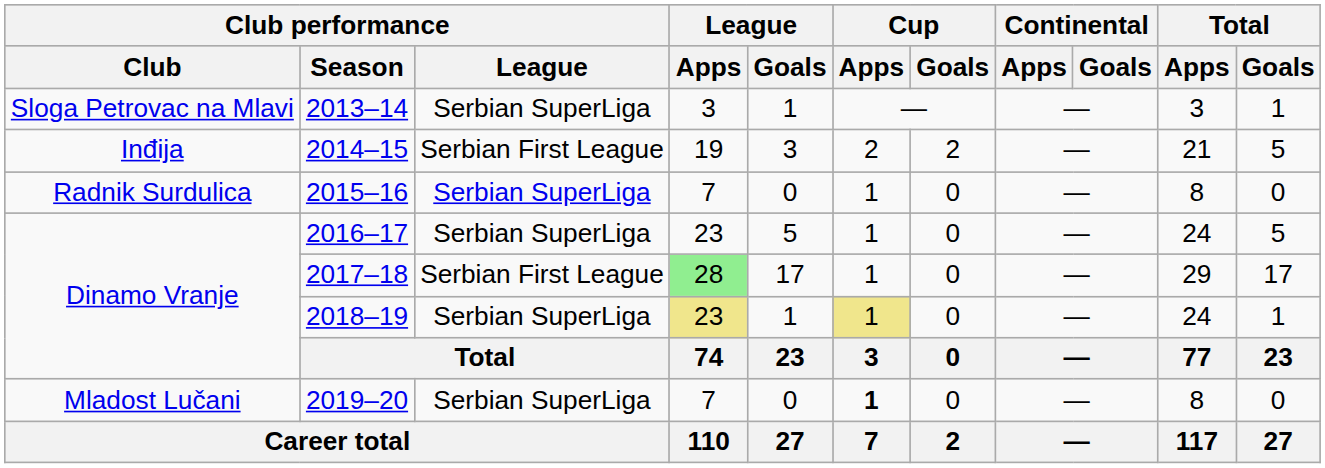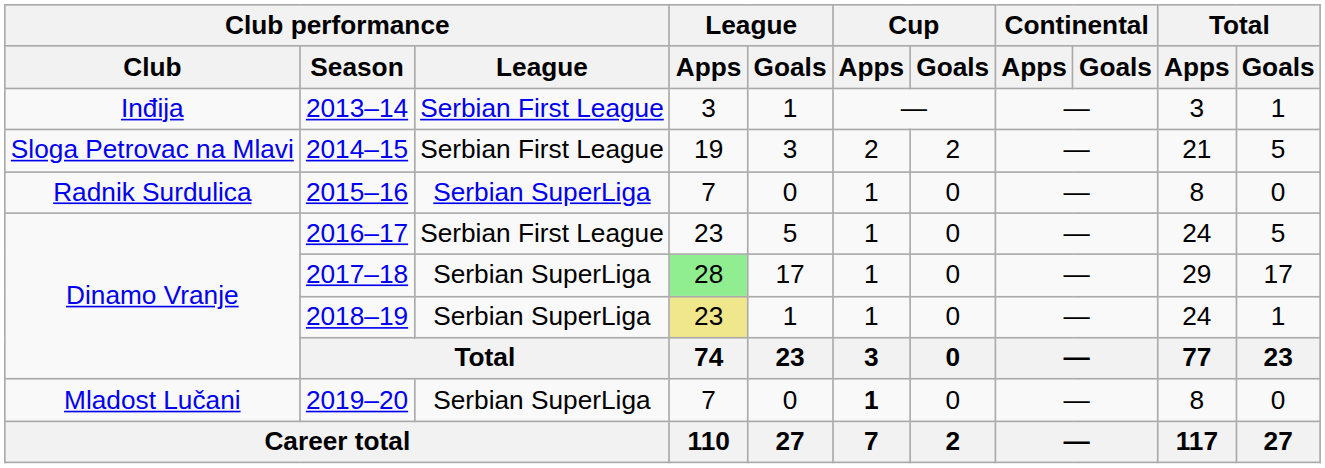(152, 108) Sloga Petrovac na Mlavi -> (152, 108) Inđija
(542, 108) Serbian SuperLiga -> (542, 108) Serbian First League
(152, 150) Inđija -> (152, 150) Sloga Petrovac na Mlavi
(542, 233) Serbian SuperLiga -> (542, 233) Serbian First League
(542, 274) Serbian First League -> (542, 274) Serbian SuperLiga
(871, 316) khaki background -> (871, 316) no background
